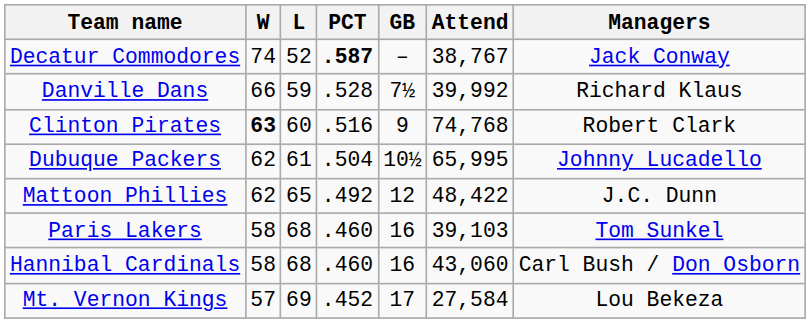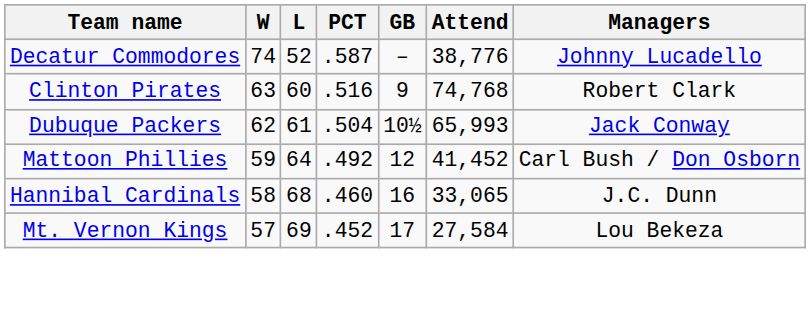(347, 57) bold -> (347, 57) normal
(470, 57) 38,767 -> (470, 57) 38,776
(659, 57) Jack Conway -> (659, 57) Johnny Lucadello
- row: (125, 92)
(263, 126) bold -> (263, 92) normal
(470, 161) 65,995 -> (470, 126) 65,993
(659, 161) Johnny Lucadello -> (659, 126) Jack Conway
(263, 196) 62 -> (263, 161) 59
(299, 196) 65 -> (299, 161) 64
(470, 196) 48,422 -> (470, 161) 41,452
(659, 196) J.C. Dunn -> (659, 161) Carl Bush / Don Osborn
- row: (125, 231)
(470, 265) 43,060 -> (470, 196) 33,065
(659, 265) Carl Bush / Don Osborn -> (659, 196) J.C. Dunn
